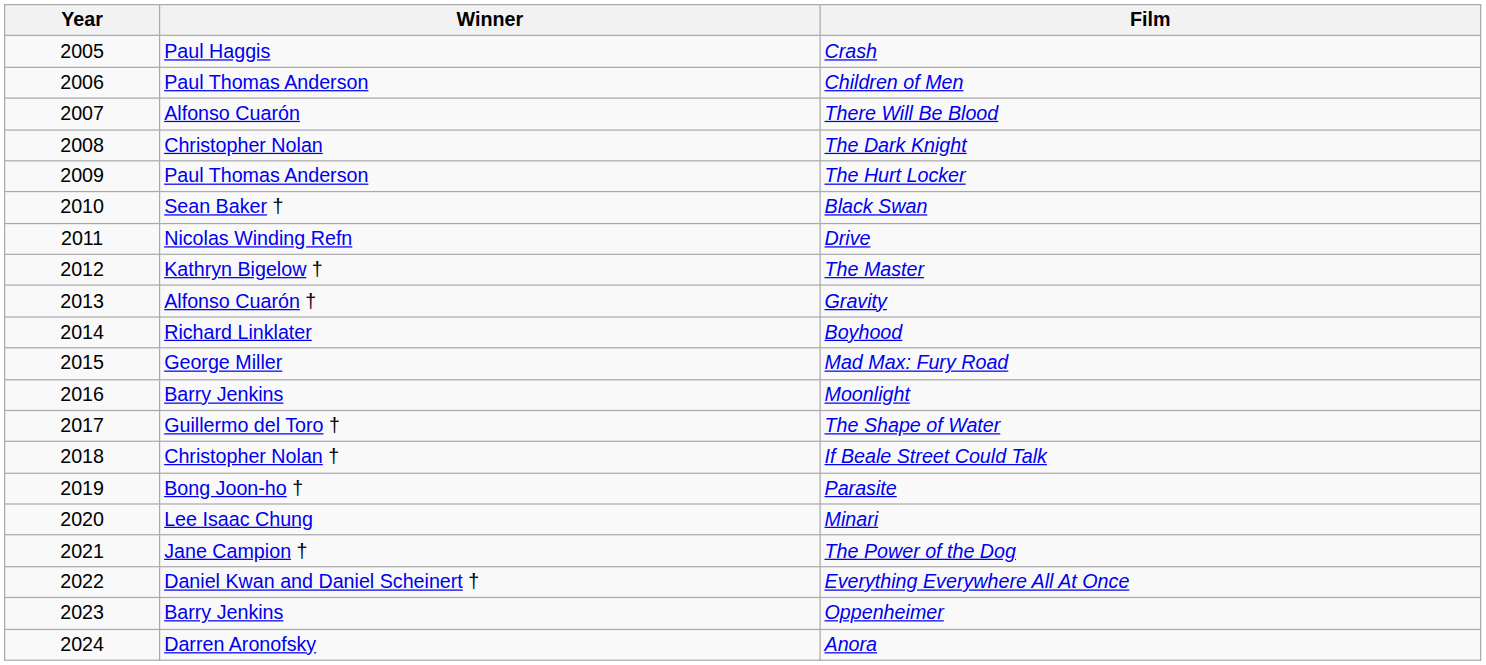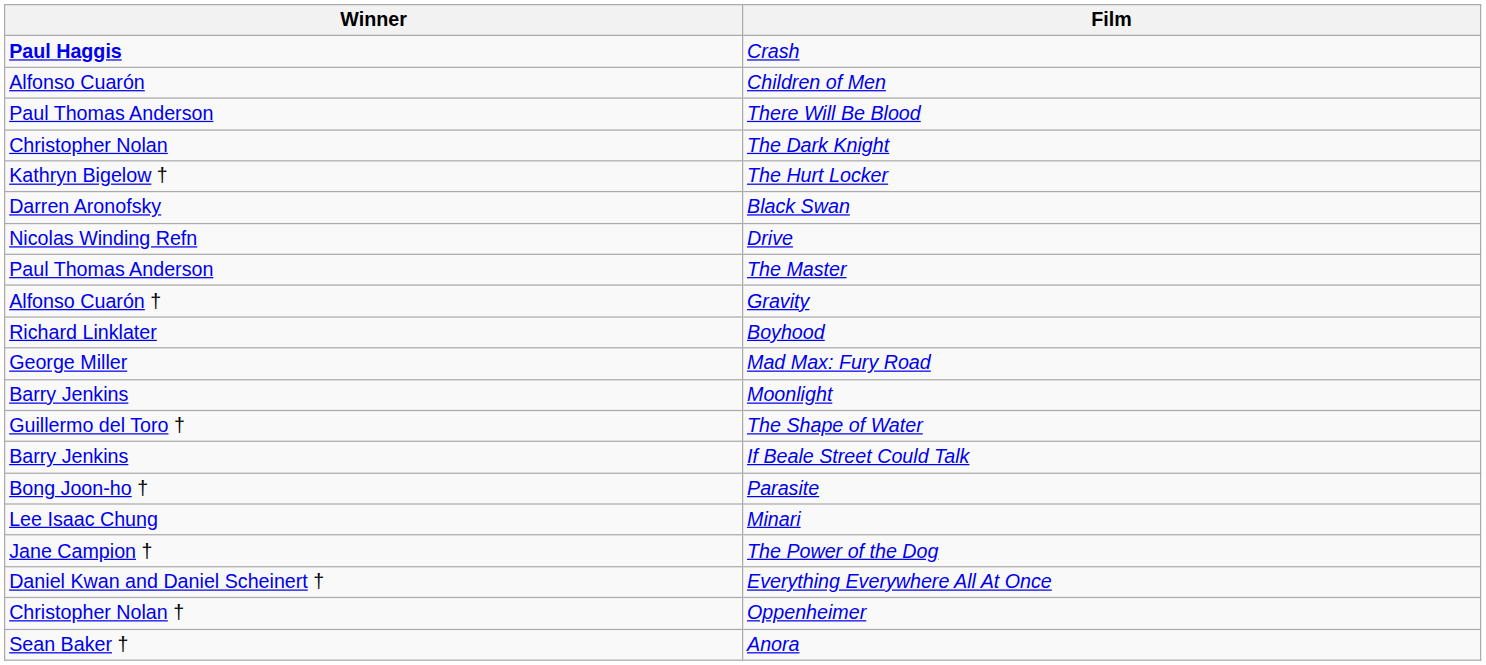- column: (82, 20)
(217, 51) normal -> (65, 51) bold
(266, 82) Paul Thomas Anderson -> (77, 82) Alfonso Cuarón
(232, 113) Alfonso Cuarón -> (111, 113) Paul Thomas Anderson
(266, 176) Paul Thomas Anderson -> (88, 176) Kathryn Bigelow †
(224, 207) Sean Baker † -> (85, 207) Darren Aronofsky
(243, 269) Kathryn Bigelow † -> (111, 269) Paul Thomas Anderson
(252, 457) Christopher Nolan † -> (69, 457) Barry Jenkins
(224, 613) Barry Jenkins -> (97, 613) Christopher Nolan †
(240, 644) Darren Aronofsky -> (69, 644) Sean Baker †
